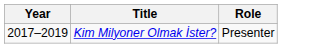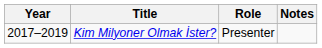+ column: (297, 14)
